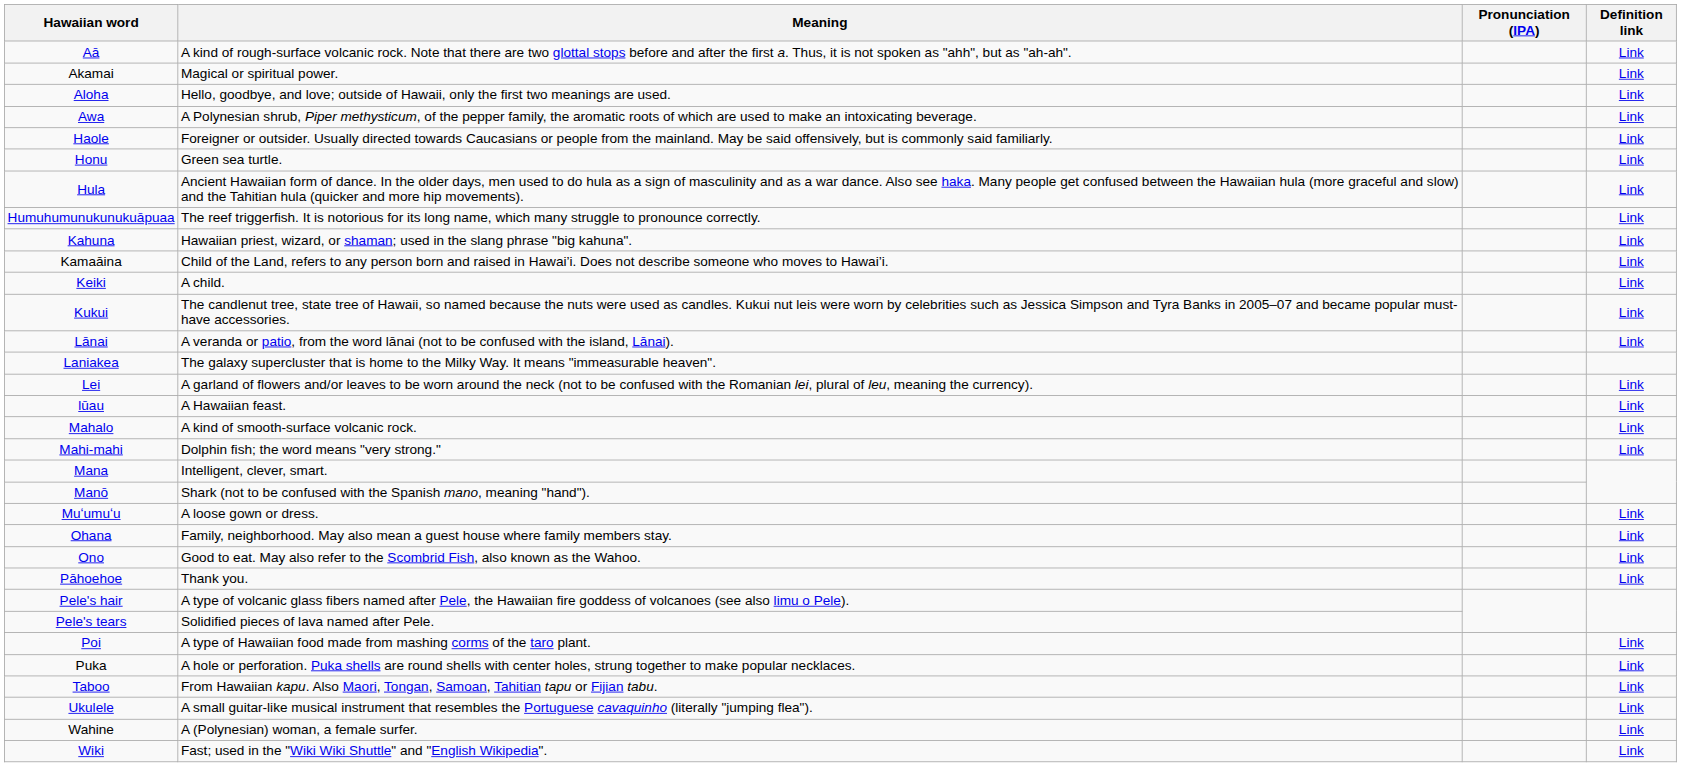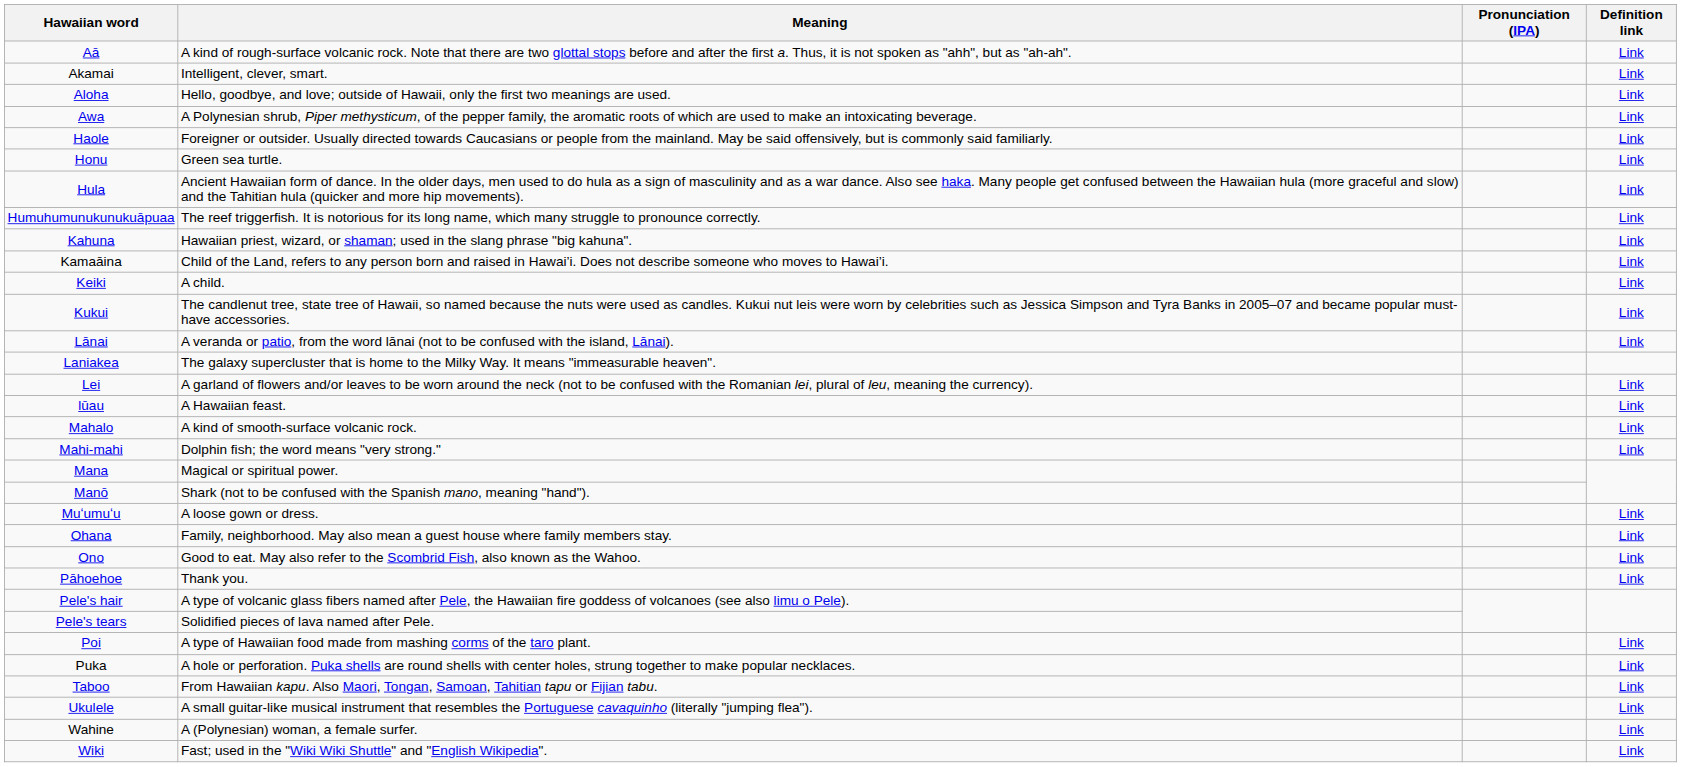(260, 73) Magical or spiritual power. -> (254, 73) Intelligent, clever, smart.
(254, 470) Intelligent, clever, smart. -> (260, 470) Magical or spiritual power.
